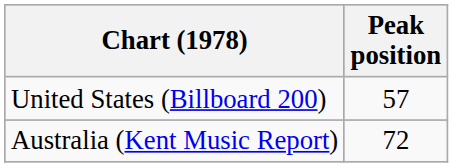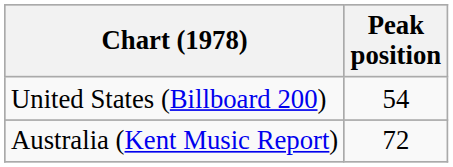(396, 98) 57 -> (396, 98) 54
